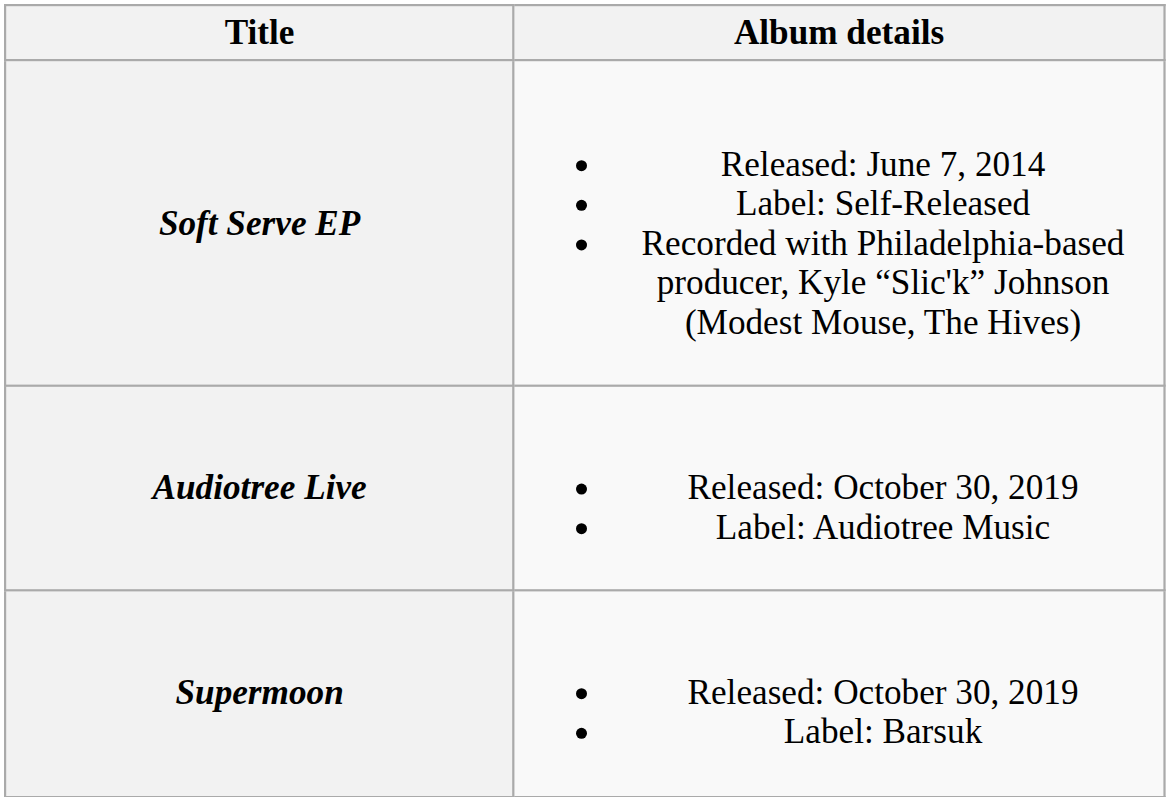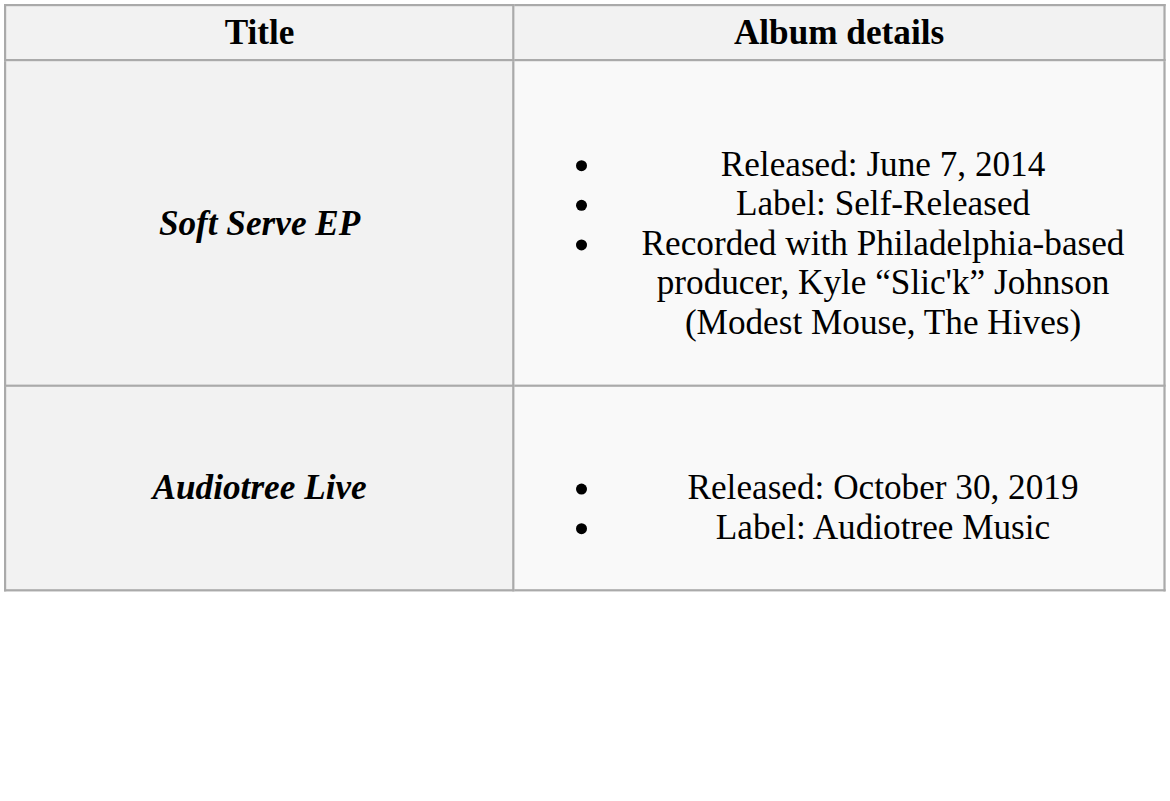- row: (260, 692)
